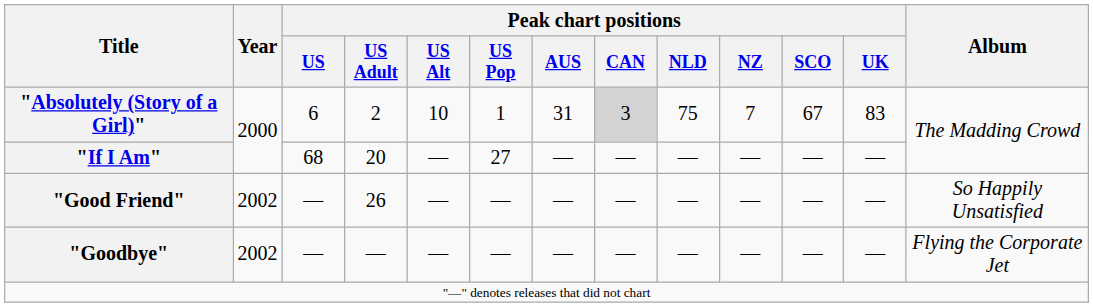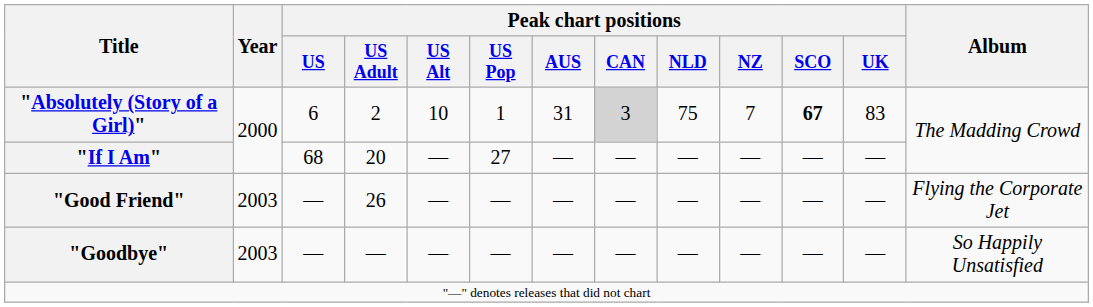(813, 114) normal -> (813, 114) bold
(258, 200) 2002 -> (258, 200) 2003
(997, 200) So Happily Unsatisfied -> (997, 200) Flying the Corporate Jet
(258, 254) 2002 -> (258, 254) 2003
(997, 254) Flying the Corporate Jet -> (997, 254) So Happily Unsatisfied
